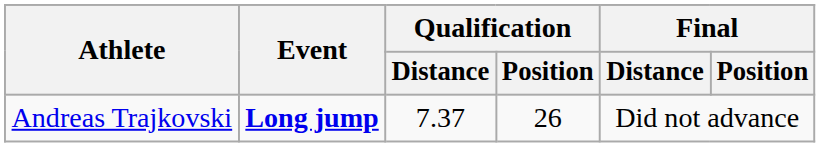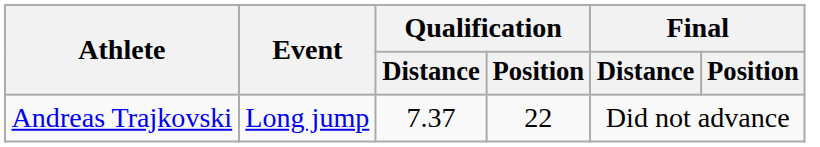(312, 118) bold -> (307, 118) normal
(548, 118) 26 -> (538, 118) 22
